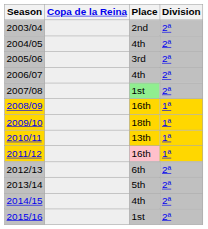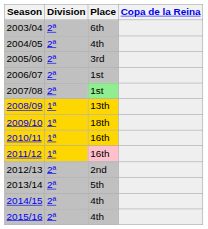columns swapped: (181, 12) <-> (87, 12)
(140, 28) 2nd -> (97, 28) 6th
(138, 75) 4th -> (97, 75) 1st
(141, 106) 16th -> (100, 106) 13th
(141, 138) 13th -> (100, 138) 16th
(138, 169) 6th -> (98, 169) 2nd
(138, 216) 1st -> (97, 216) 4th
